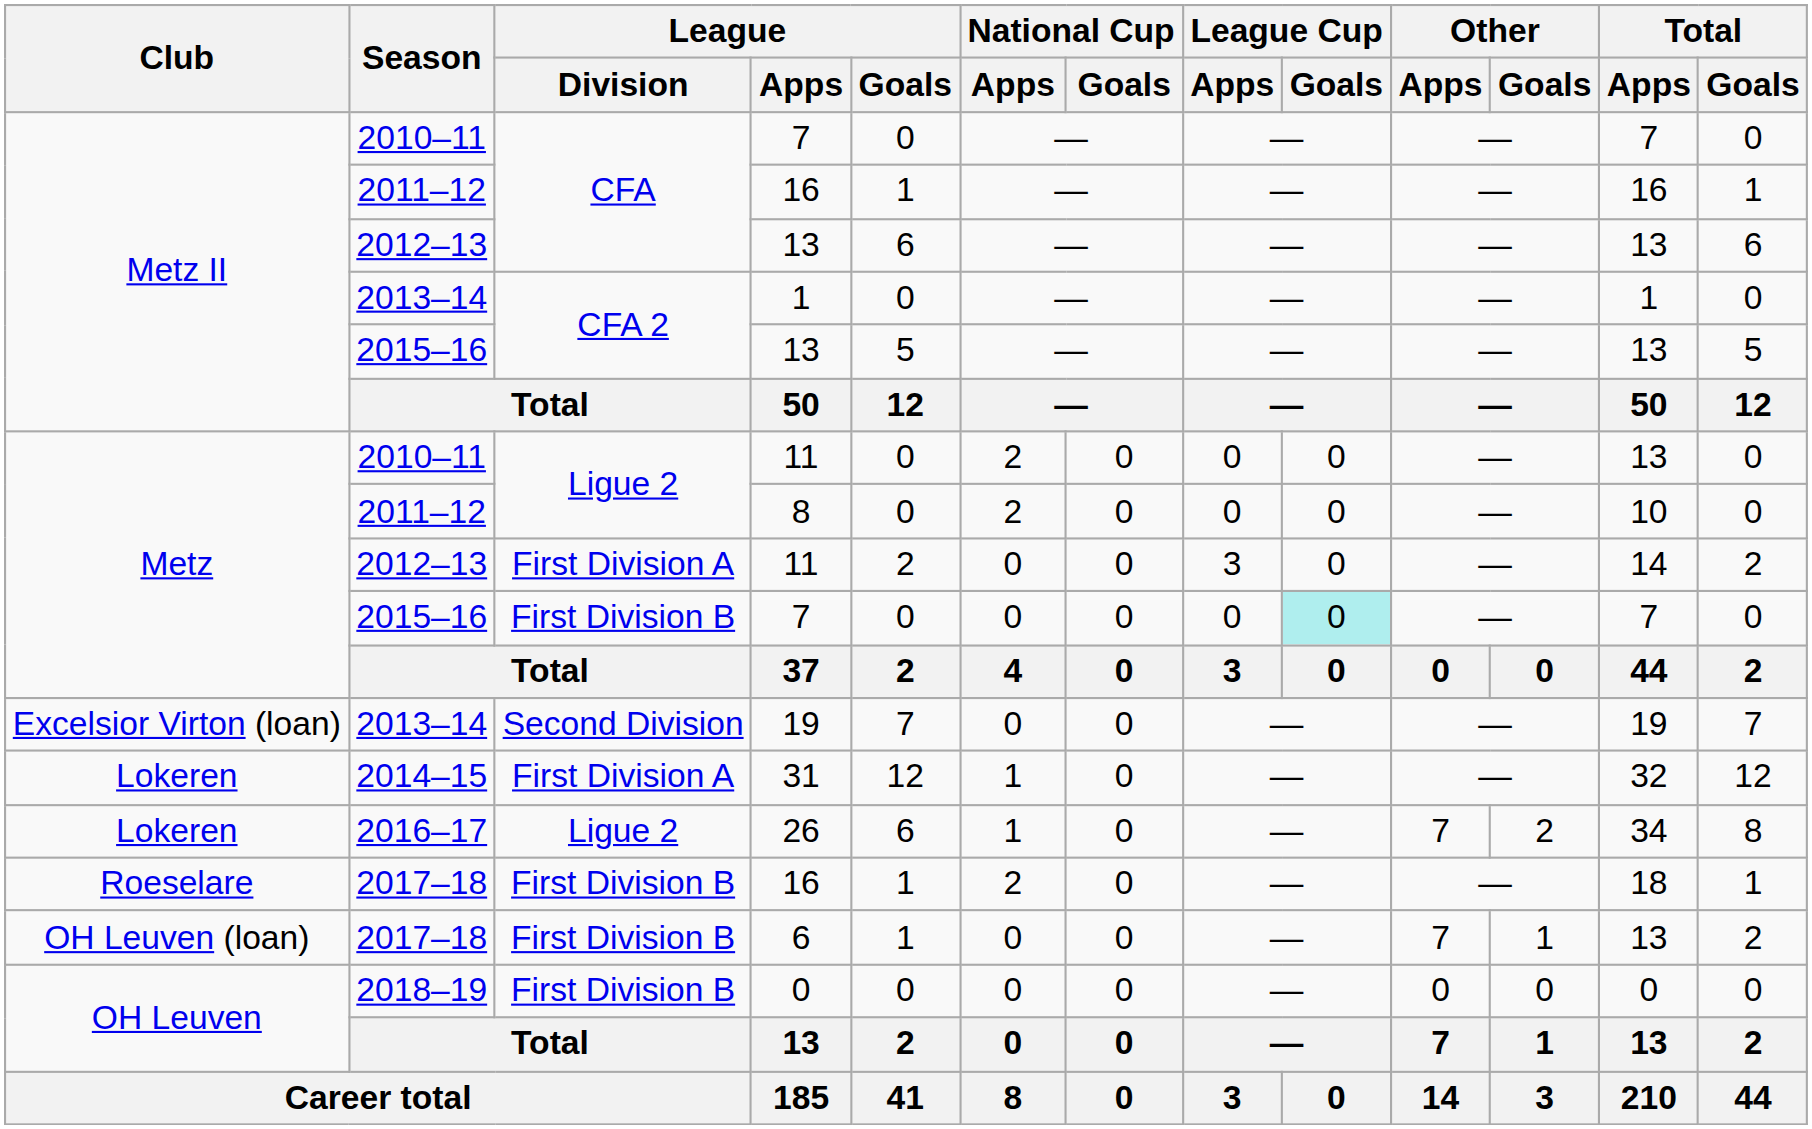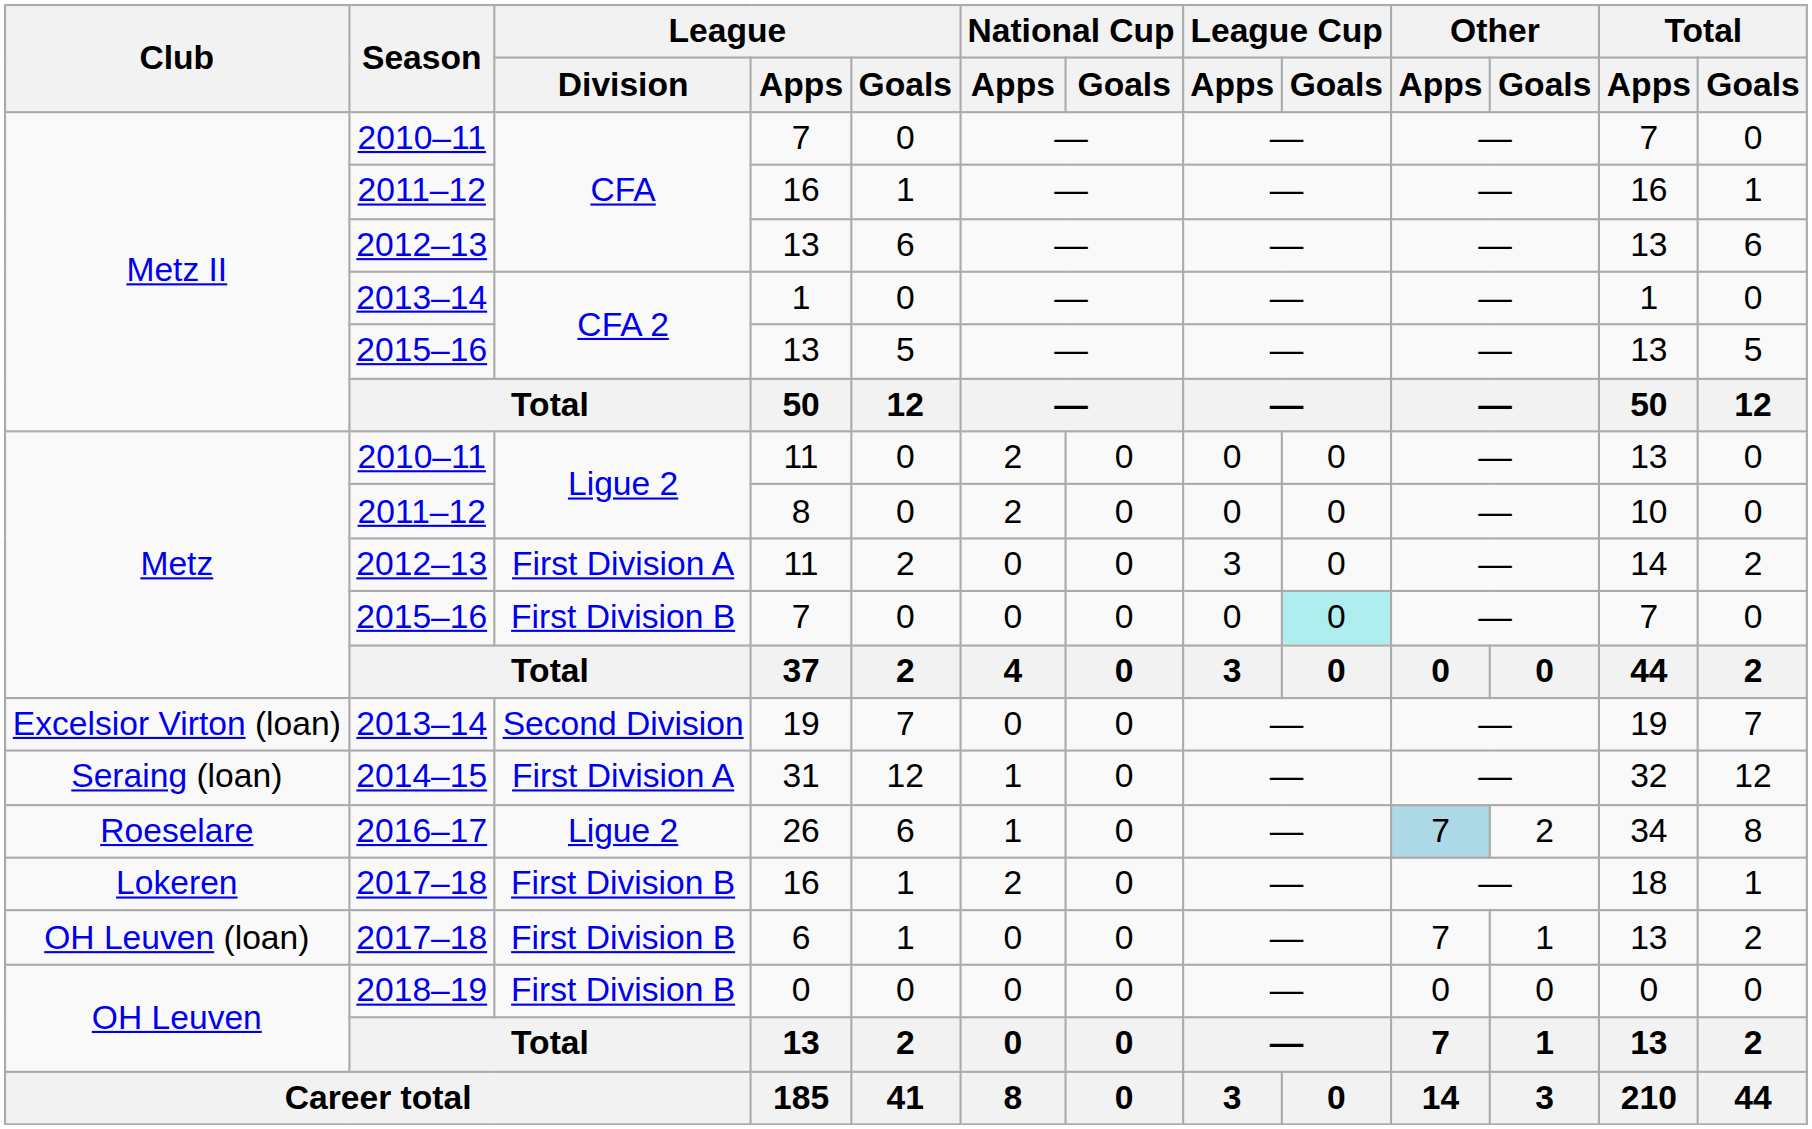(177, 777) Lokeren -> (177, 777) Seraing (loan)
(177, 830) Lokeren -> (177, 830) Roeselare
(1440, 830) no background -> (1440, 830) lightblue background
(177, 883) Roeselare -> (177, 883) Lokeren
